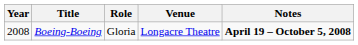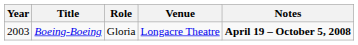(18, 31) 2008 -> (18, 31) 2003
